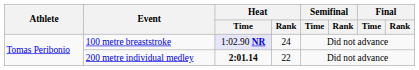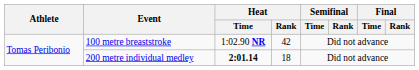(243, 42) lavender background -> (243, 42) no background
(286, 42) 24 -> (286, 42) 42
(286, 58) 22 -> (286, 58) 18
